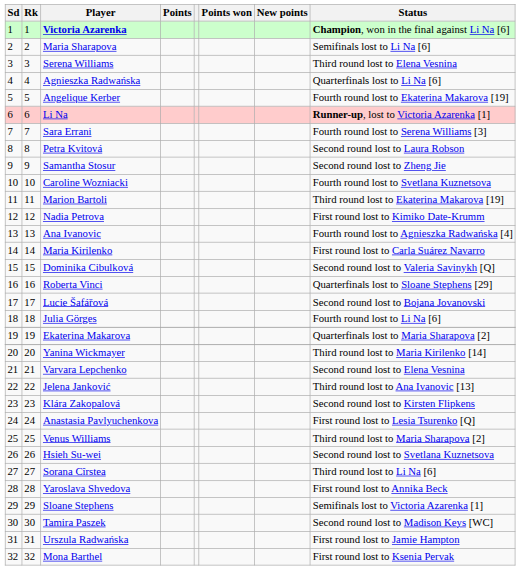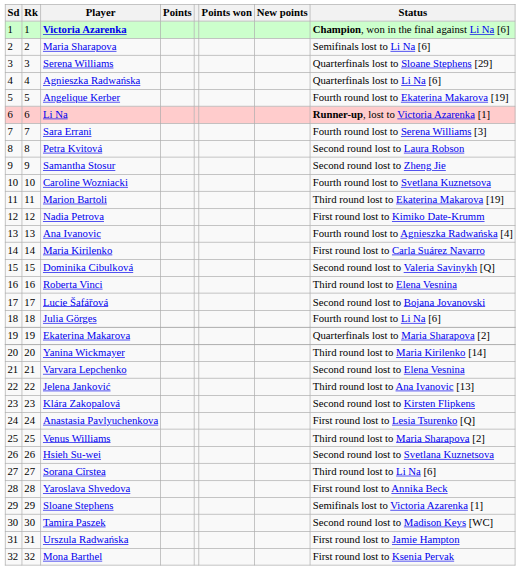(385, 64) Third round lost to Elena Vesnina -> (402, 64) Quarterfinals lost to Sloane Stephens [29]
(402, 285) Quarterfinals lost to Sloane Stephens [29] -> (385, 285) Third round lost to Elena Vesnina
